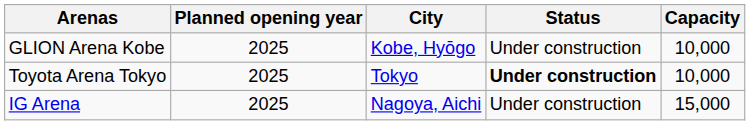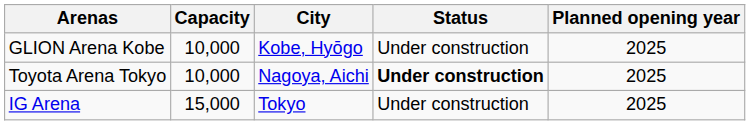columns swapped: (702, 18) <-> (268, 18)
(394, 76) Tokyo -> (314, 76) Nagoya, Aichi
(426, 104) Nagoya, Aichi -> (282, 104) Tokyo
